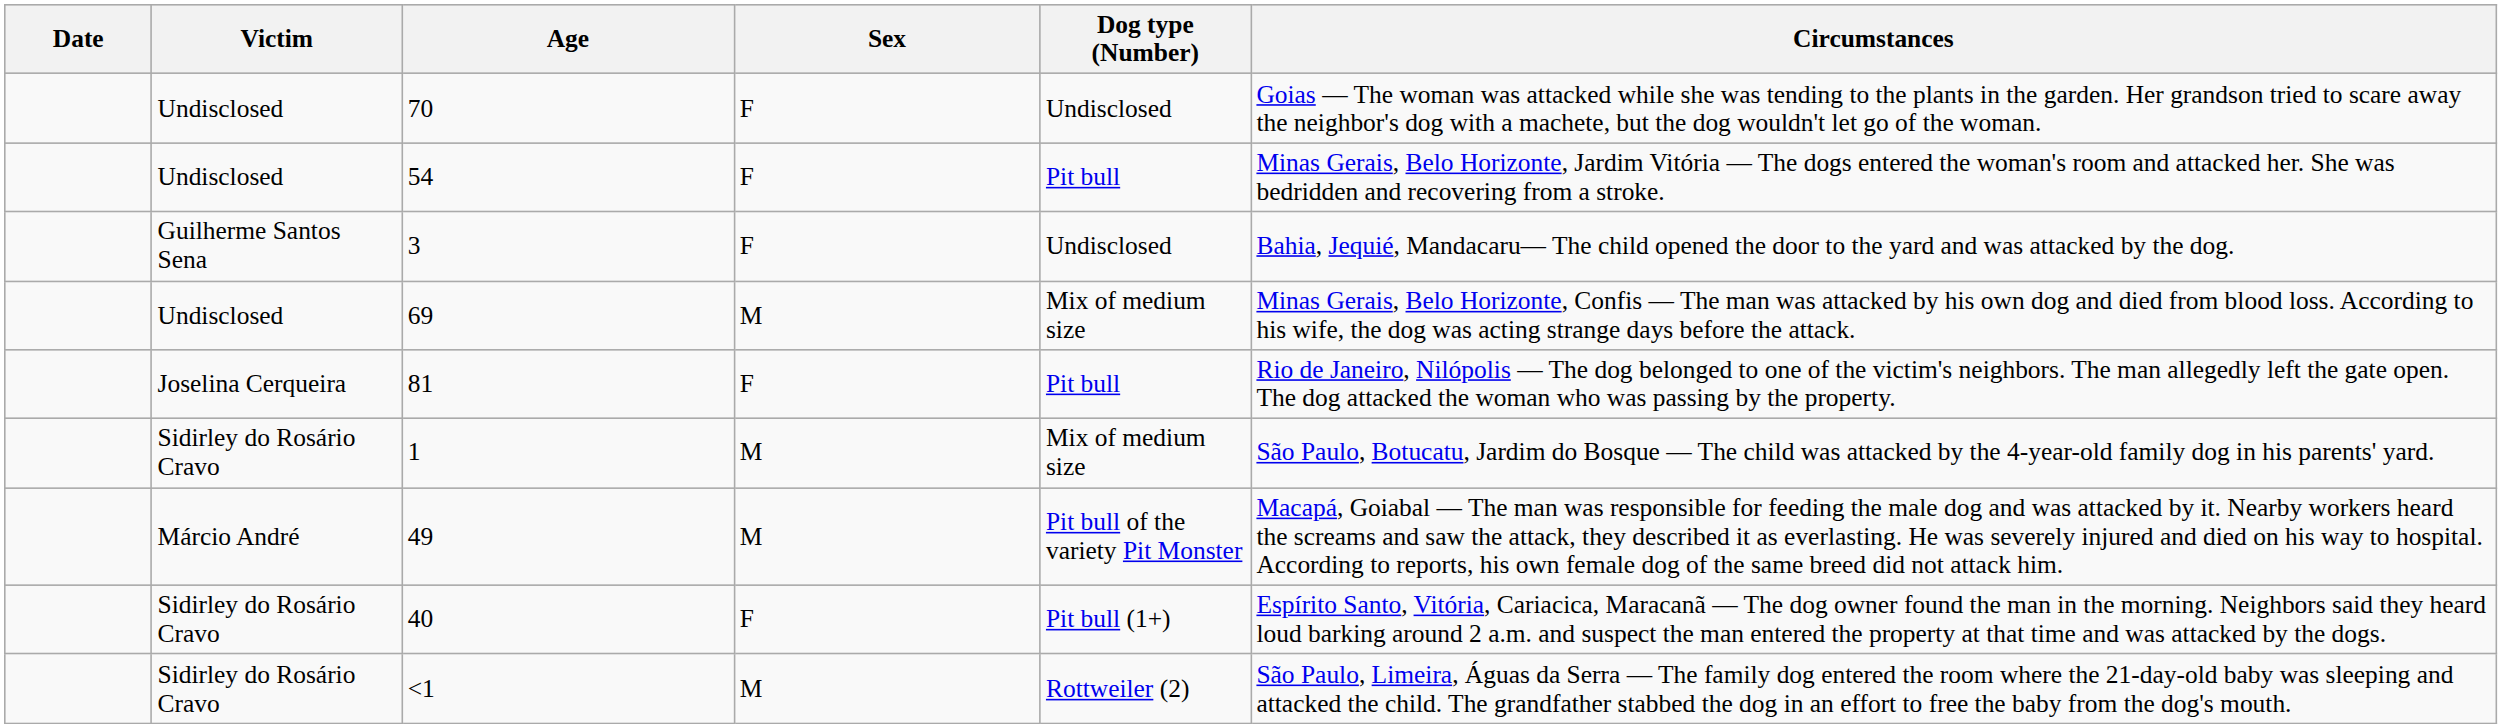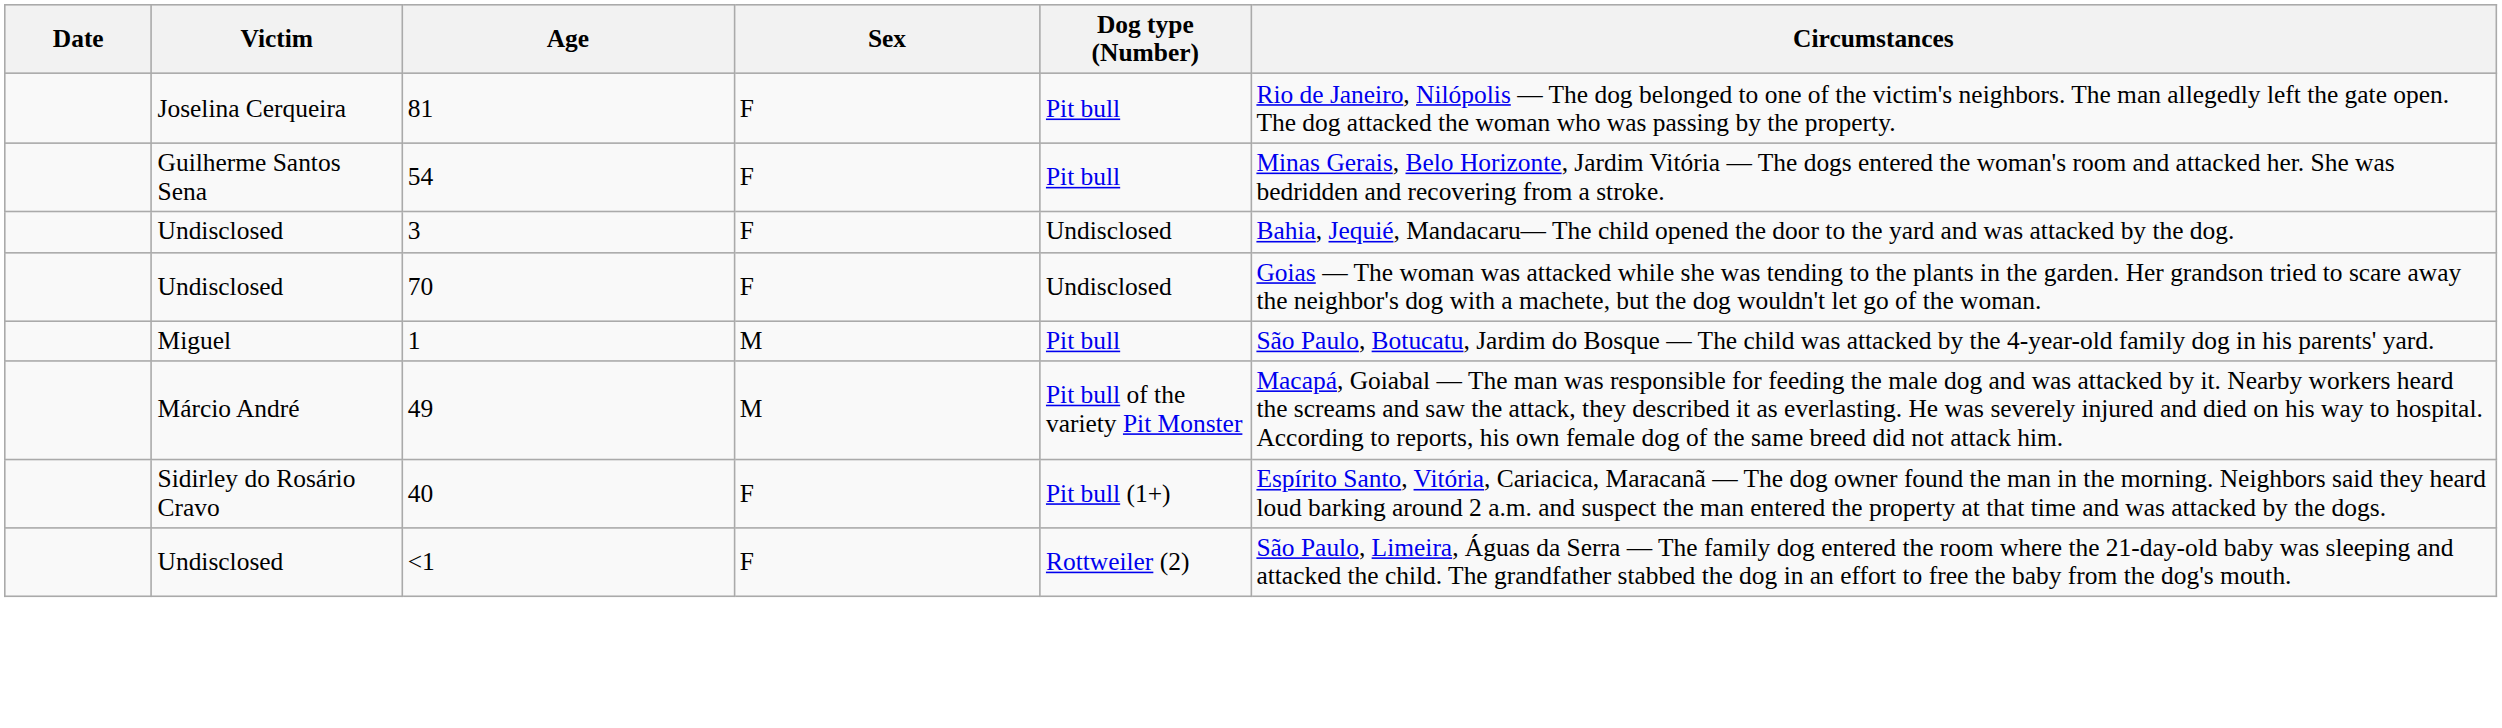rows swapped: (420, 107) <-> (420, 383)
(220, 176) Undisclosed -> (249, 176) Guilherme Santos Sena
(249, 245) Guilherme Santos Sena -> (220, 231) Undisclosed
- row: (420, 314)
(256, 452) Sidirley do Rosário Cravo -> (194, 340) Miguel
(1126, 452) Mix of medium size -> (1083, 340) Pit bull
(256, 688) Sidirley do Rosário Cravo -> (220, 562) Undisclosed
(751, 688) M -> (747, 562) F
